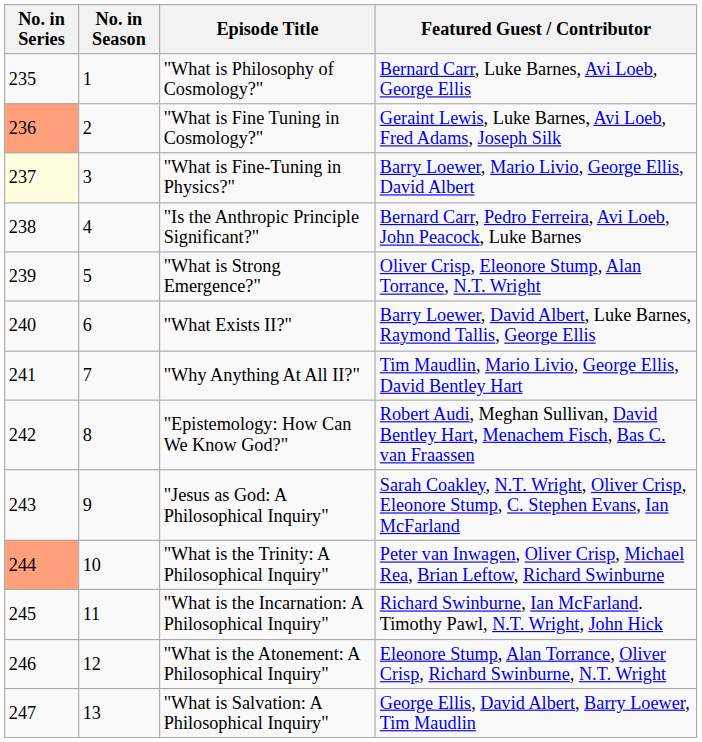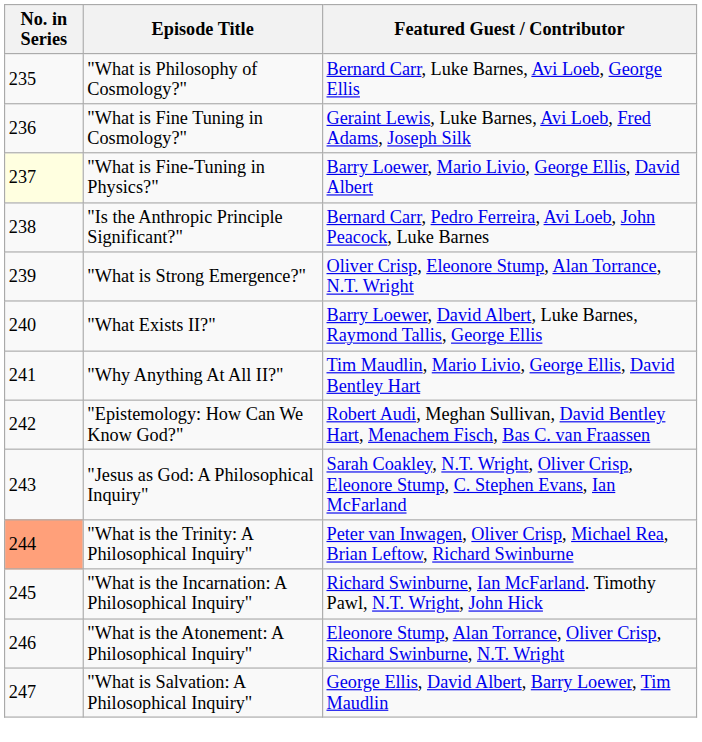- column: (119, 29)
(22, 128) lightsalmon background -> (22, 128) no background
